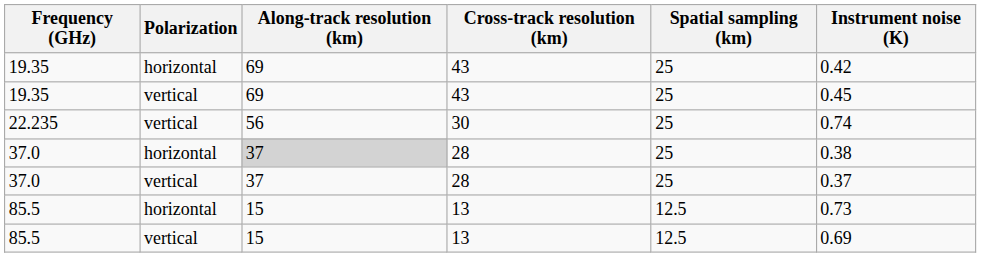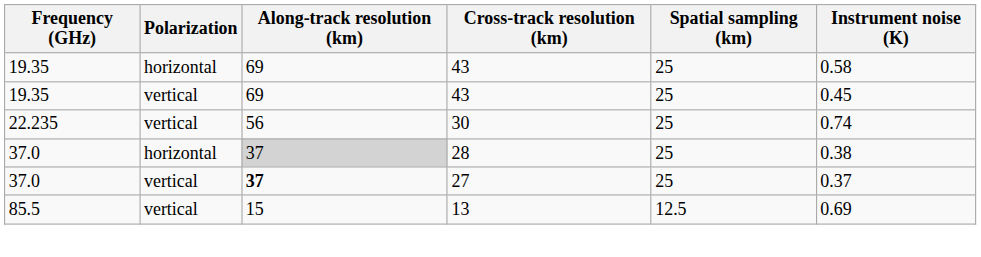(836, 67) 0.42 -> (836, 67) 0.58
(255, 180) normal -> (255, 180) bold
(460, 180) 28 -> (460, 180) 27
- row: (24, 209)
